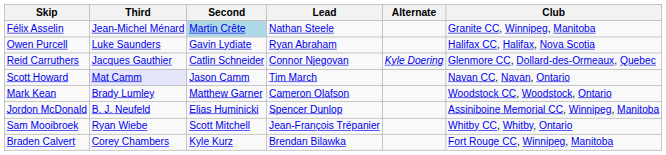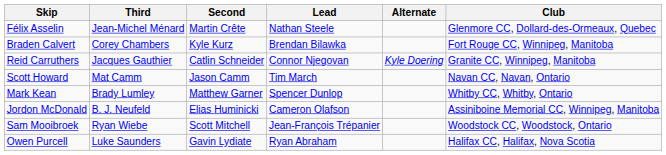(217, 28) lightblue background -> (217, 28) no background
(522, 28) Granite CC, Winnipeg, Manitoba -> (552, 28) Glenmore CC, Dollard-des-Ormeaux, Quebec
rows swapped: (41, 142) <-> (37, 45)
(552, 61) Glenmore CC, Dollard-des-Ormeaux, Quebec -> (522, 61) Granite CC, Winnipeg, Manitoba
(117, 77) lavender background -> (117, 77) no background
(309, 93) Cameron Olafson -> (306, 93) Spencer Dunlop
(530, 93) Woodstock CC, Woodstock, Ontario -> (510, 93) Whitby CC, Whitby, Ontario
(306, 110) Spencer Dunlop -> (309, 110) Cameron Olafson
(510, 126) Whitby CC, Whitby, Ontario -> (530, 126) Woodstock CC, Woodstock, Ontario
